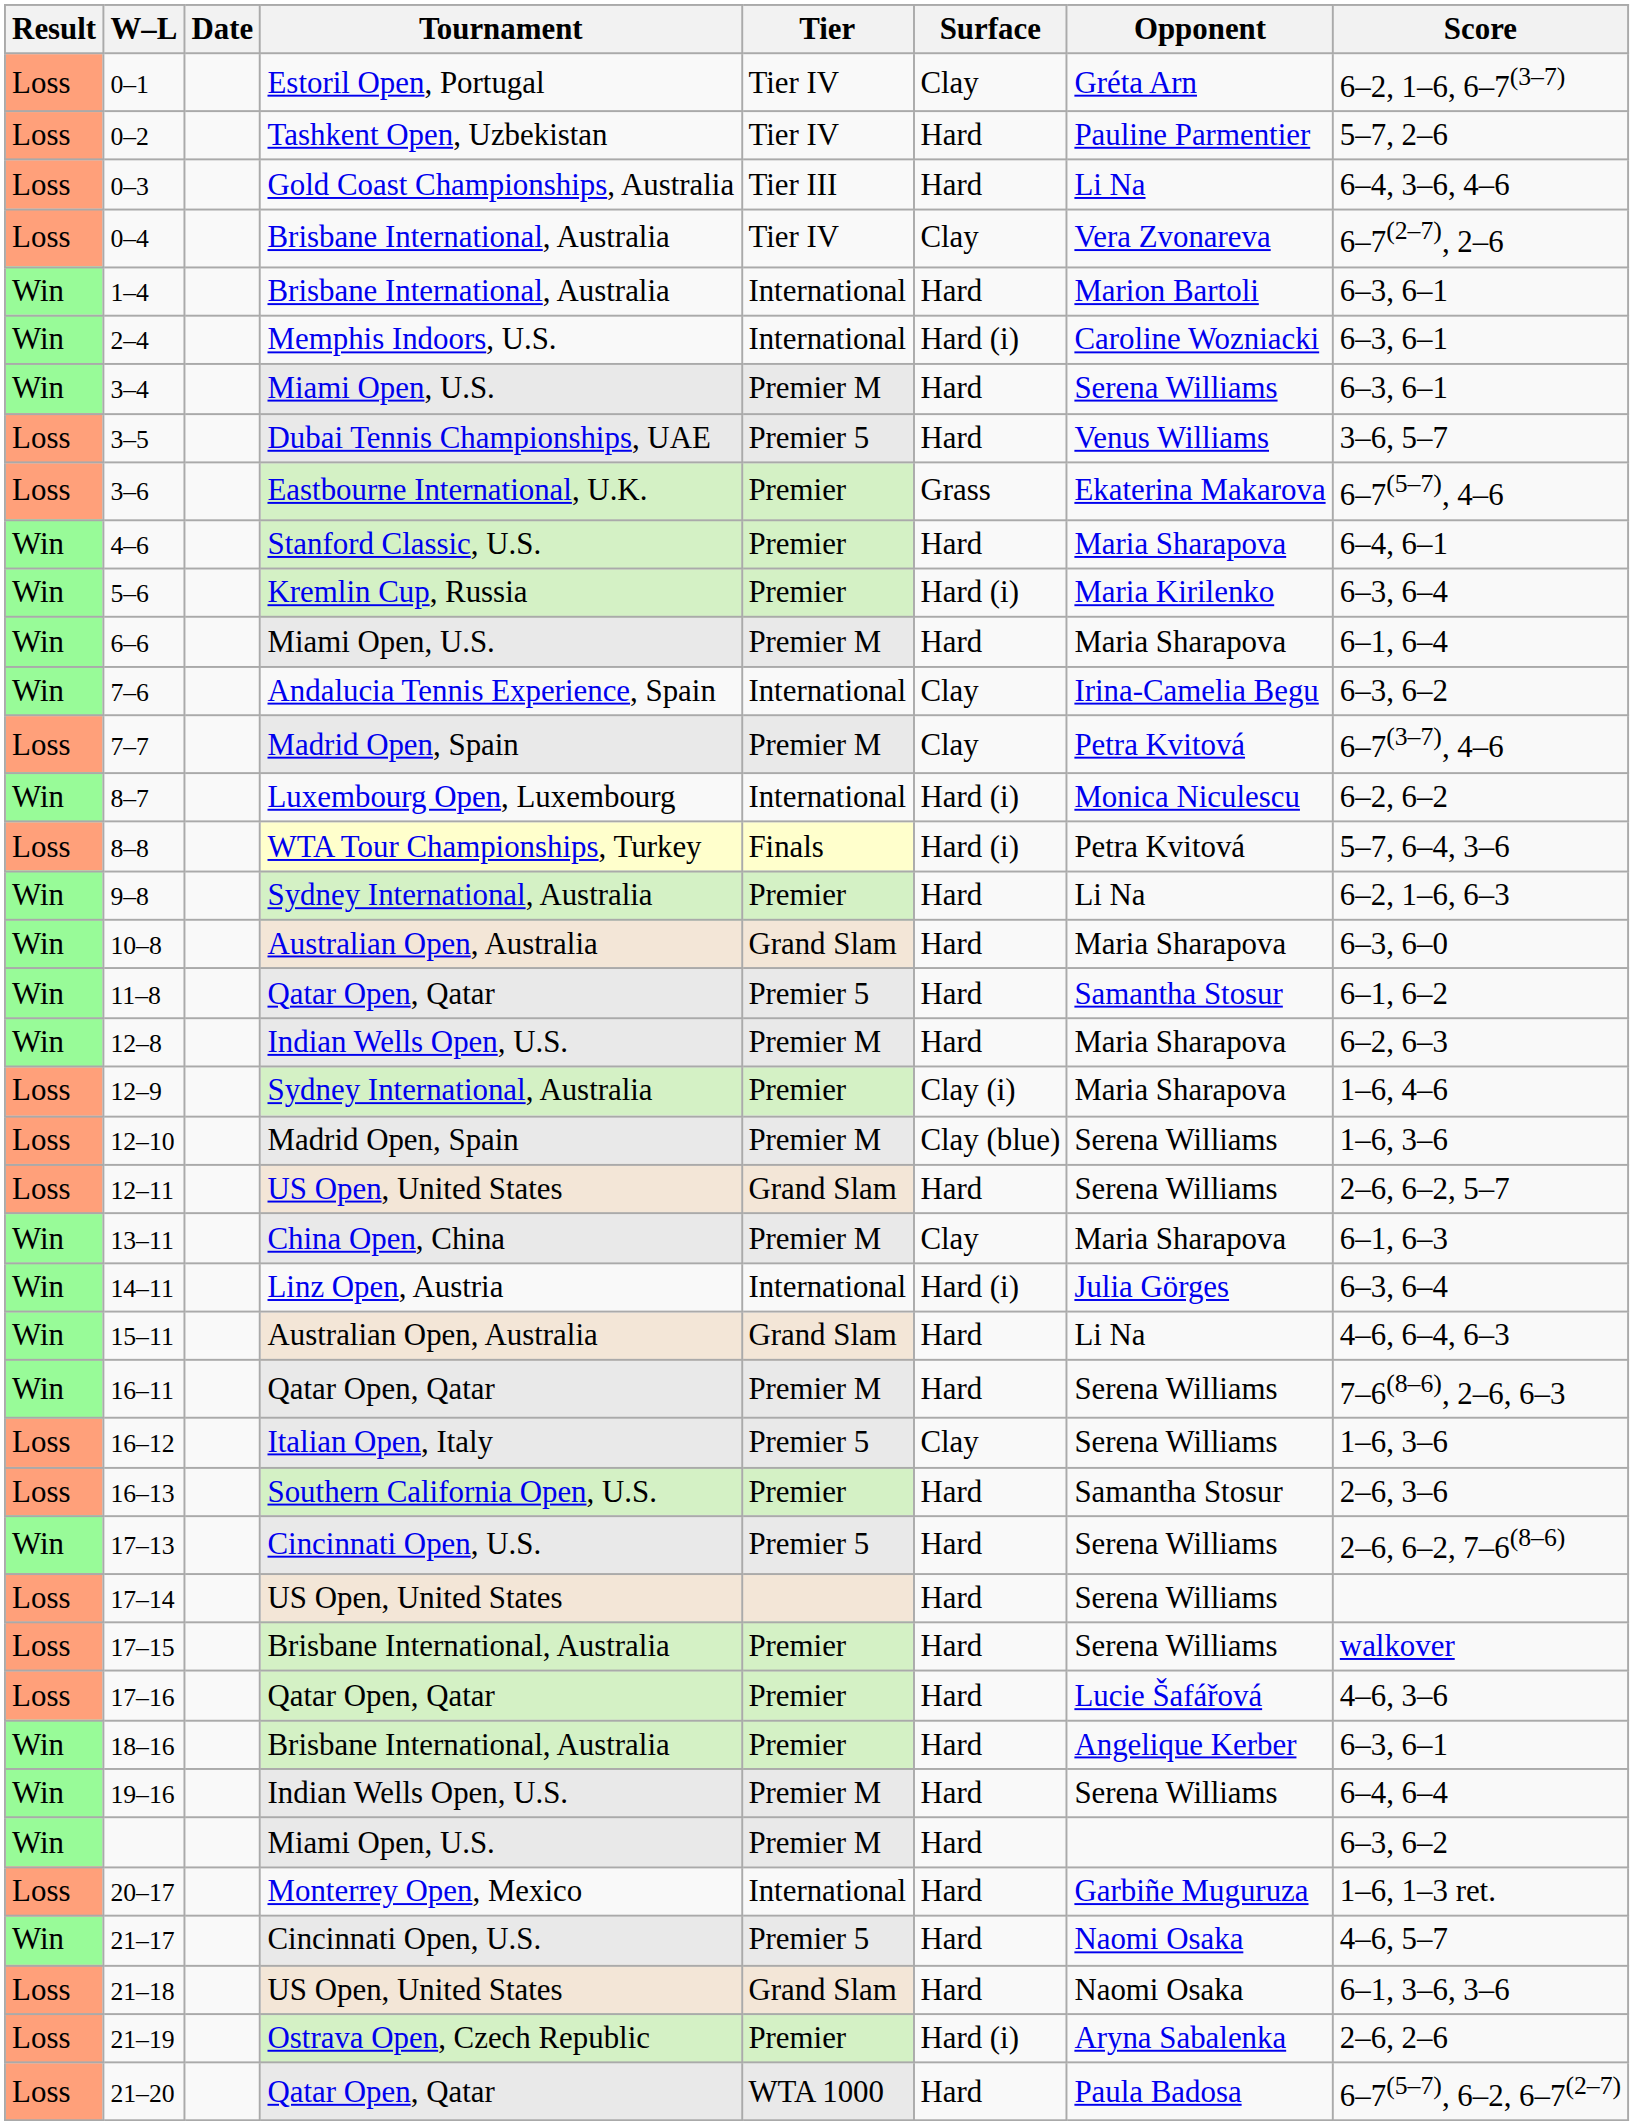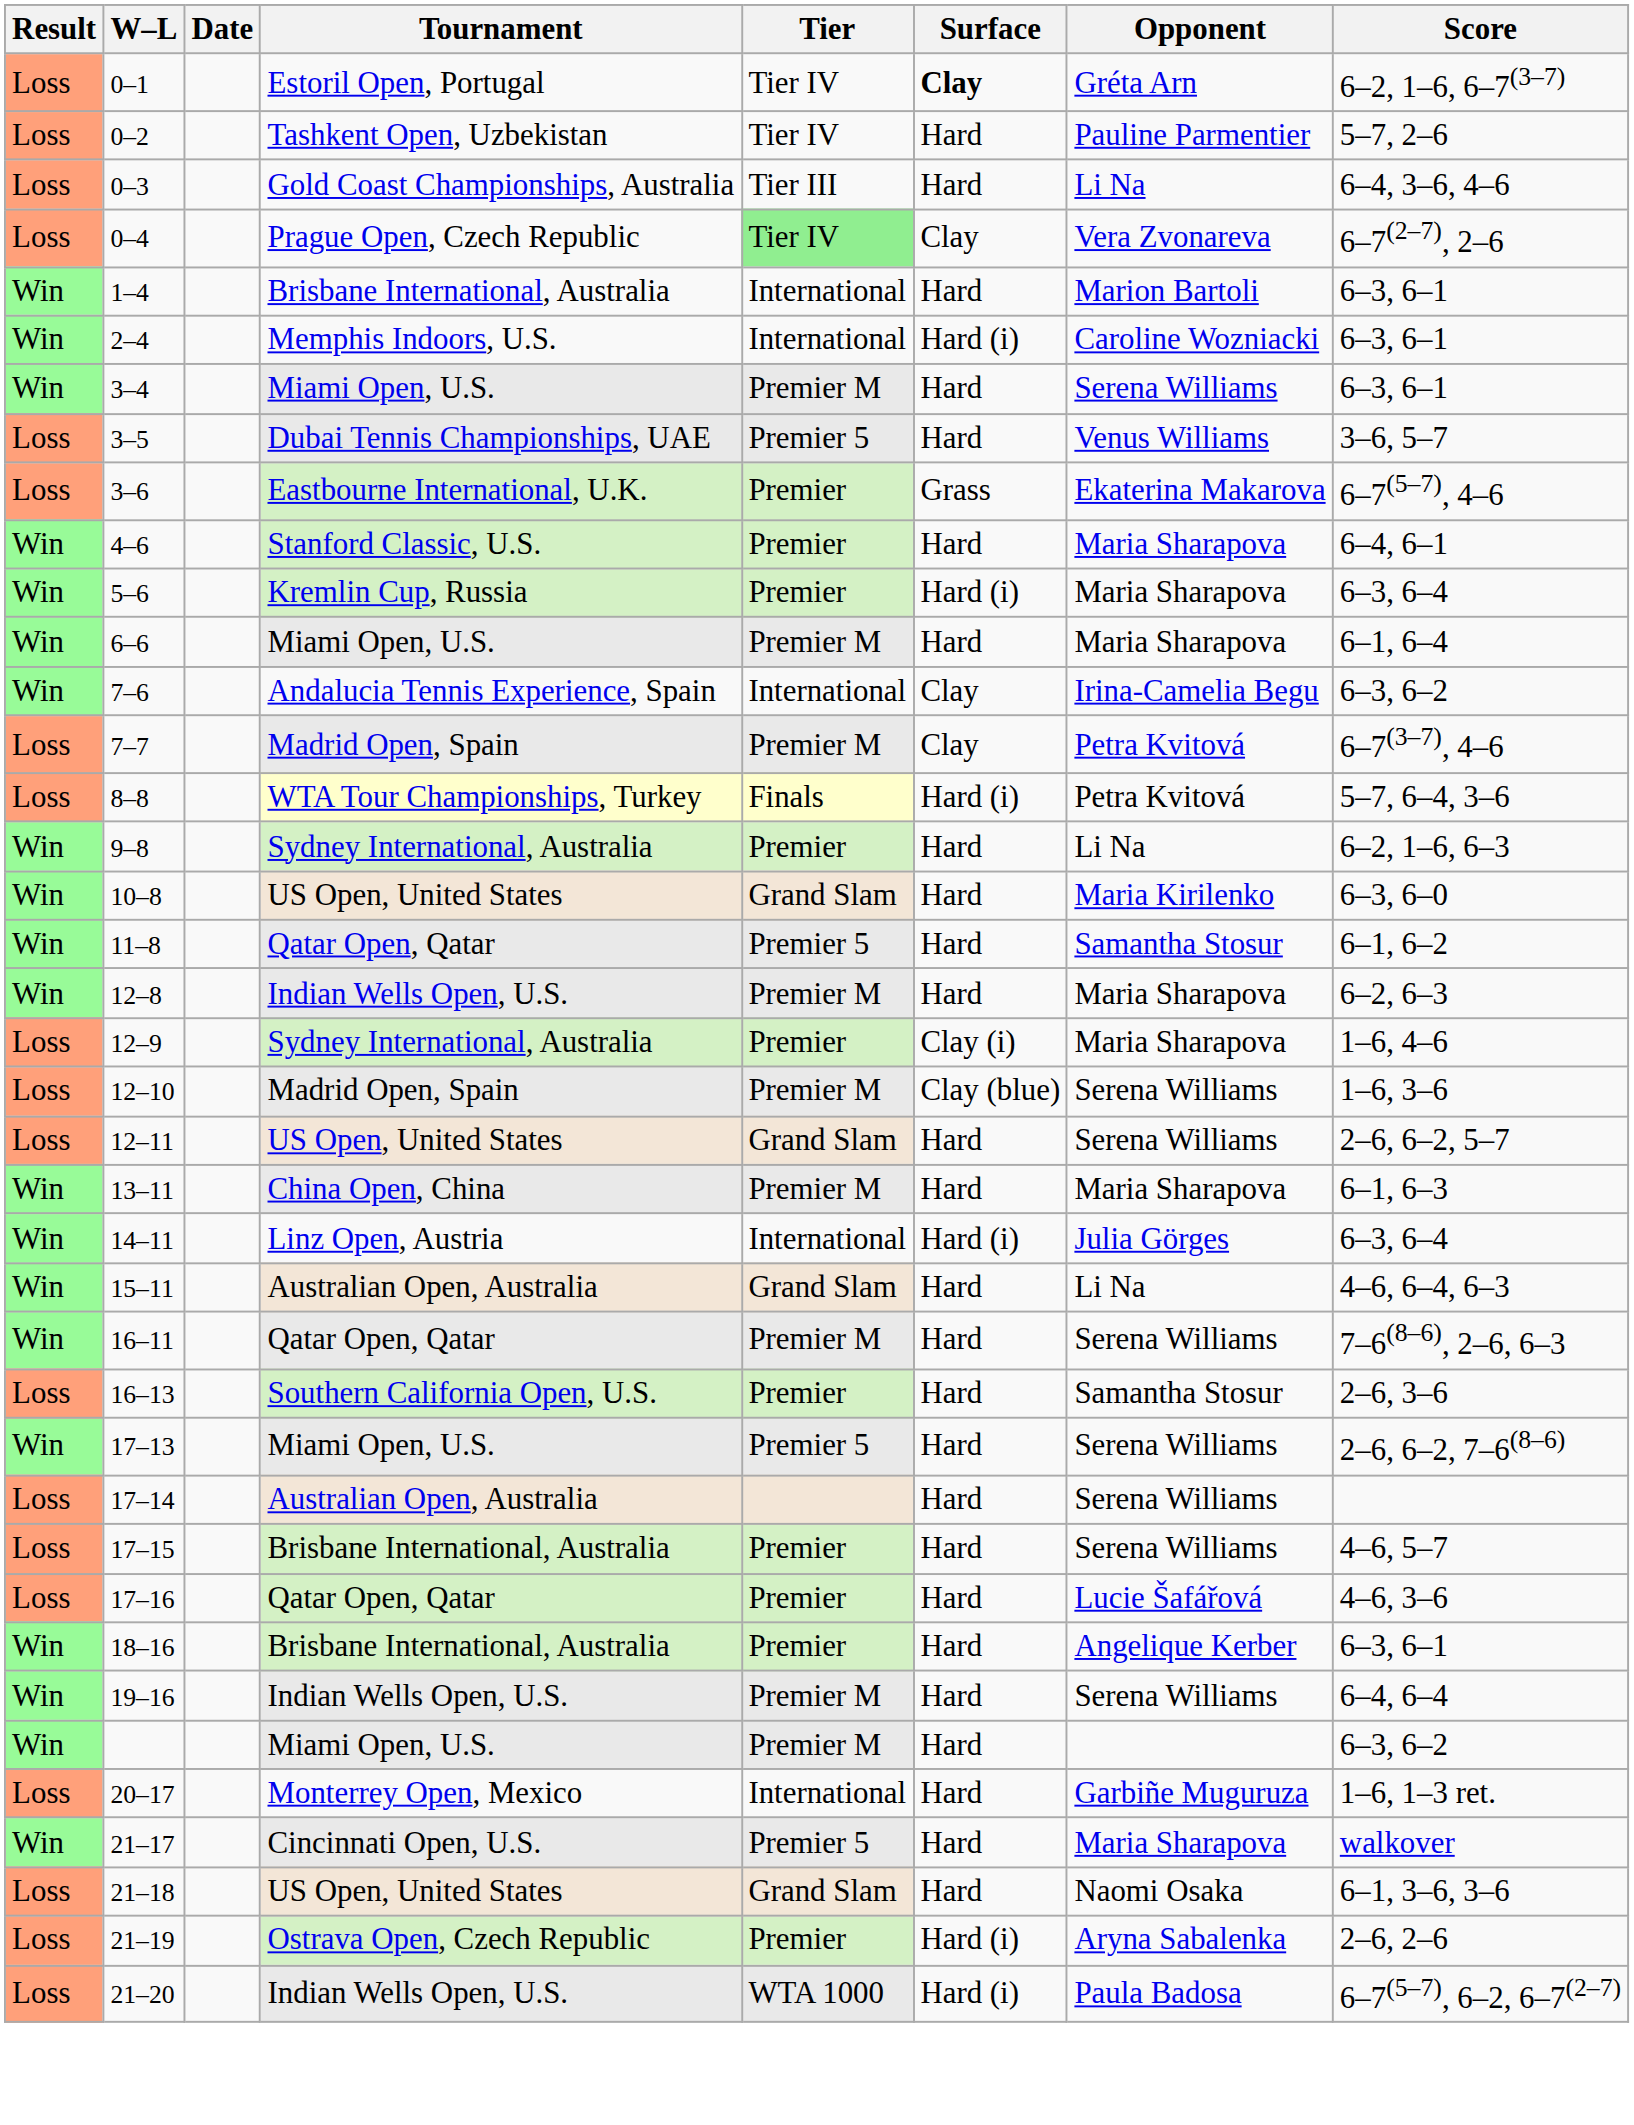(950, 82) normal -> (951, 82) bold
(469, 237) Brisbane International, Australia -> (454, 237) Prague Open, Czech Republic
(794, 237) no background -> (794, 237) lightgreen background
(1174, 592) Maria Kirilenko -> (1180, 592) Maria Sharapova
- row: (130, 798)
(433, 943) Australian Open, Australia -> (415, 894) US Open, United States
(1180, 943) Maria Sharapova -> (1174, 894) Maria Kirilenko
(950, 1237) Clay -> (951, 1188) Hard
- row: (143, 1443)
(404, 1544) Cincinnati Open, U.S. -> (381, 1446) Miami Open, U.S.
(415, 1597) US Open, United States -> (433, 1499) Australian Open, Australia
(1397, 1646) walkover -> (1394, 1548) 4–6, 5–7
(1159, 1940) Naomi Osaka -> (1180, 1842) Maria Sharapova
(1394, 1940) 4–6, 5–7 -> (1397, 1842) walkover
(381, 2091) Qatar Open, Qatar -> (418, 1993) Indian Wells Open, U.S.
(951, 2091) Hard -> (970, 1993) Hard (i)
